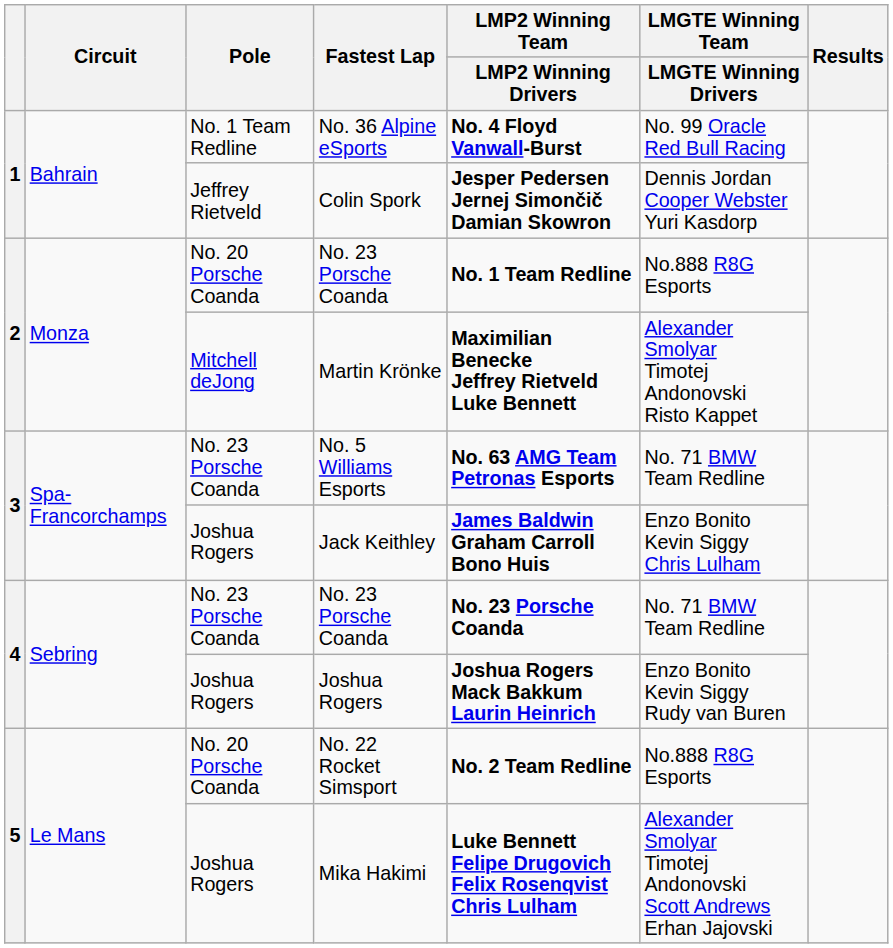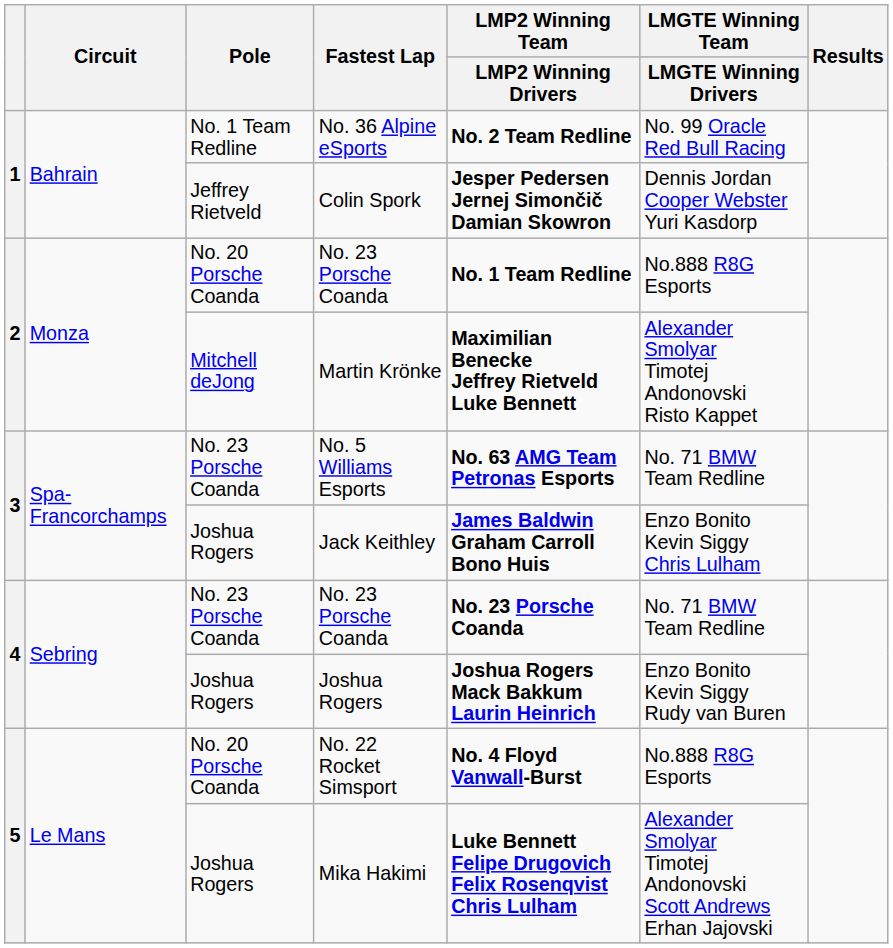(516, 136) No. 4 Floyd Vanwall-Burst -> (541, 136) No. 2 Team Redline
(541, 766) No. 2 Team Redline -> (516, 766) No. 4 Floyd Vanwall-Burst
